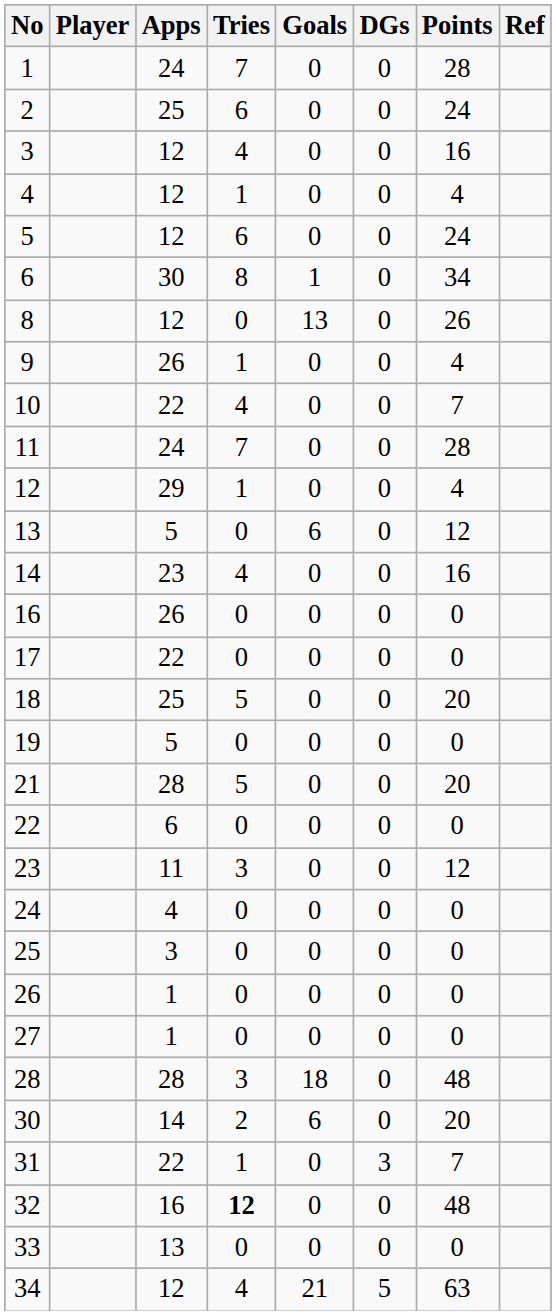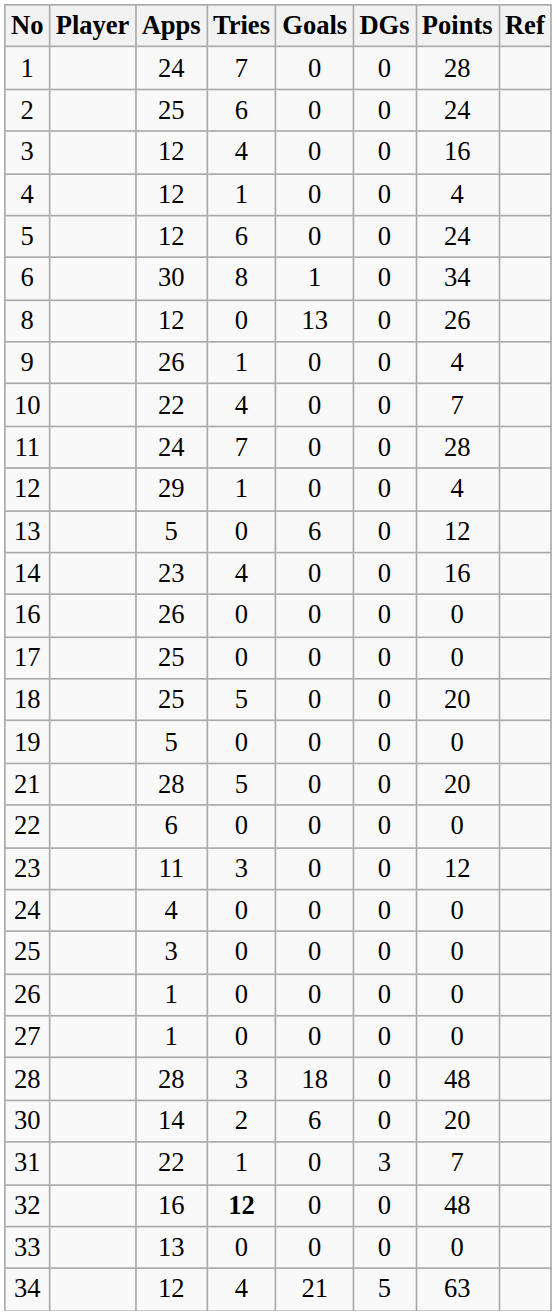(171, 657) 22 -> (171, 657) 25
